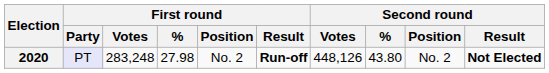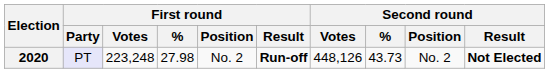(130, 57) 283,248 -> (130, 57) 223,248
(385, 57) 43.80 -> (385, 57) 43.73
